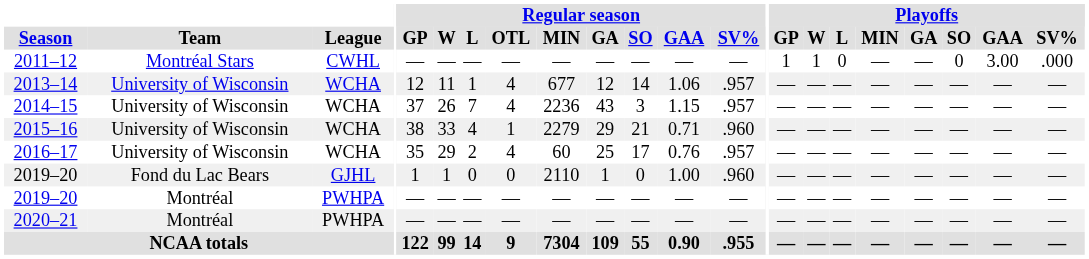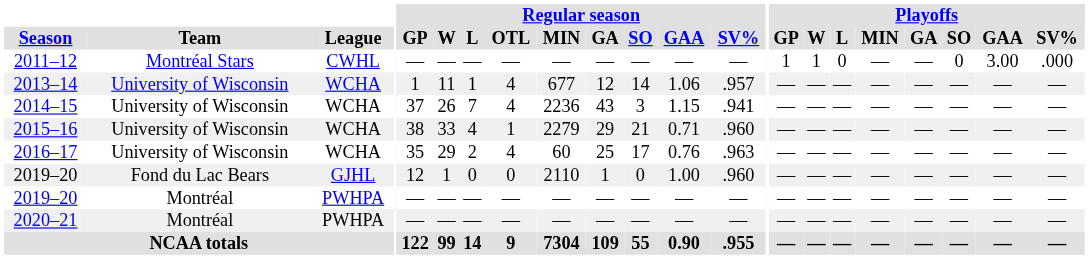(415, 83) 12 -> (415, 83) 1
(738, 106) .957 -> (738, 106) .941
(738, 152) .957 -> (738, 152) .963
(415, 174) 1 -> (415, 174) 12
